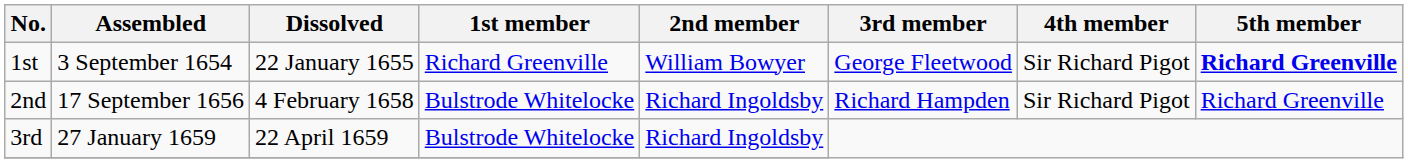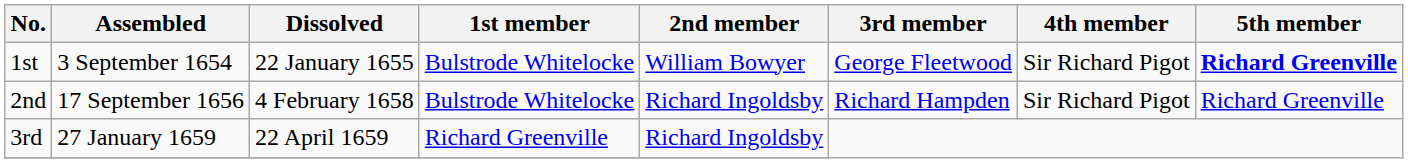(516, 61) Richard Greenville -> (530, 61) Bulstrode Whitelocke
(530, 137) Bulstrode Whitelocke -> (516, 137) Richard Greenville
